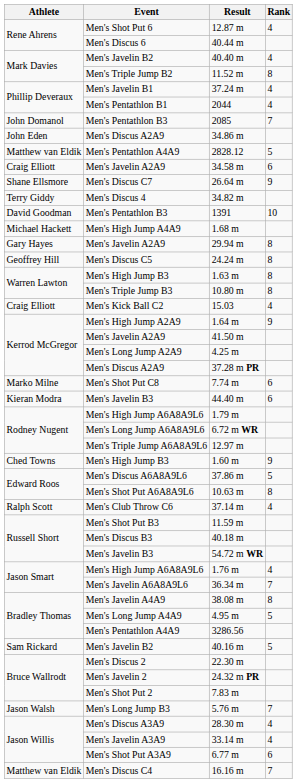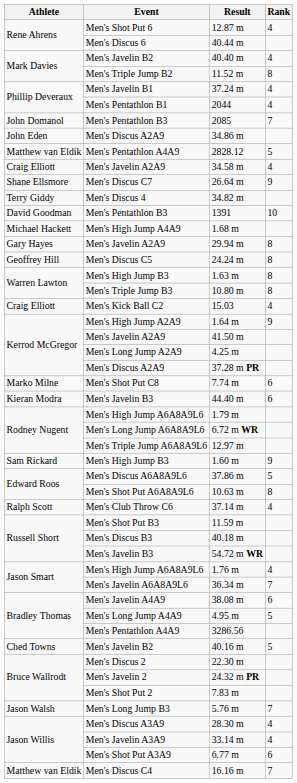(270, 167) 6 -> (270, 167) 4
(31, 461) Ched Towns -> (32, 461) Sam Rickard
(270, 600) 8 -> (270, 600) 6
(32, 646) Sam Rickard -> (31, 646) Ched Towns
